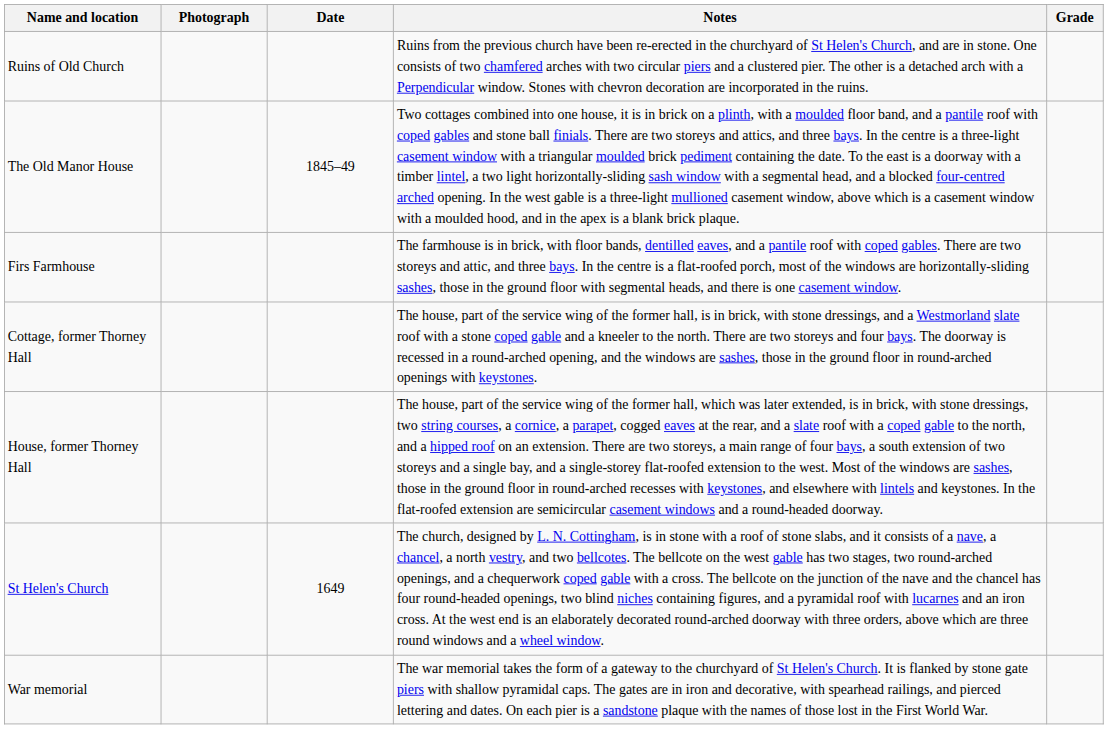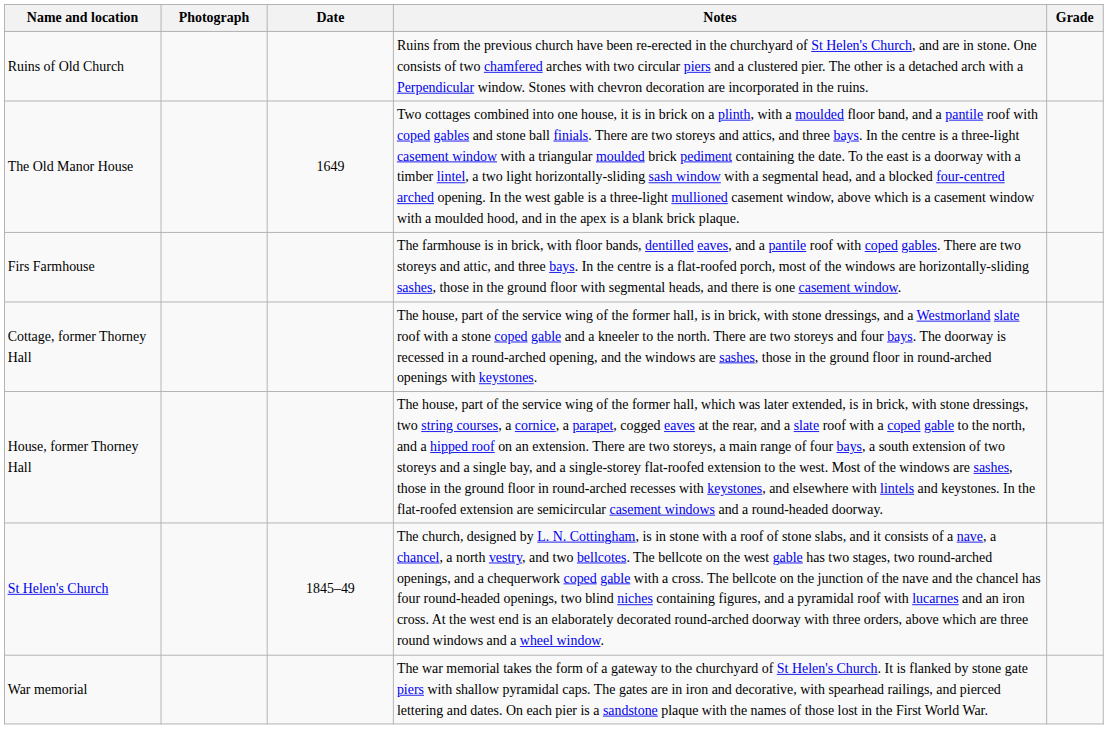(330, 166) 1845–49 -> (330, 166) 1649
(330, 589) 1649 -> (330, 589) 1845–49
